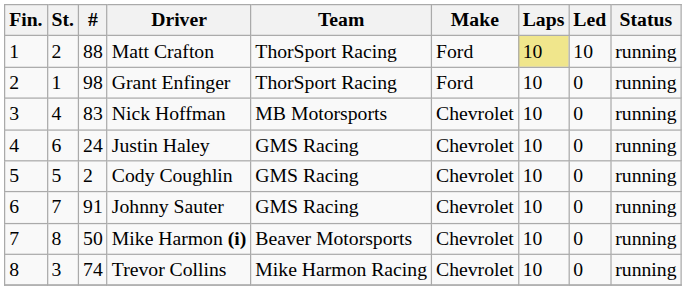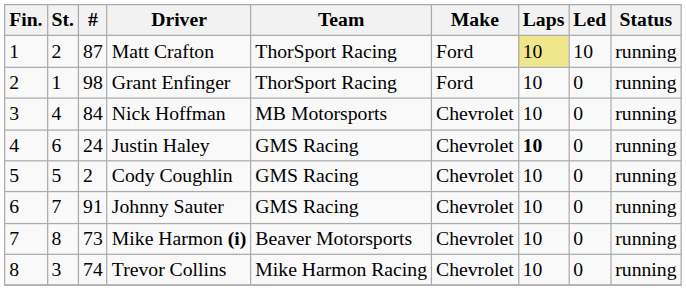(93, 51) 88 -> (93, 51) 87
(93, 113) 83 -> (93, 113) 84
(533, 144) normal -> (533, 144) bold
(93, 238) 50 -> (93, 238) 73
